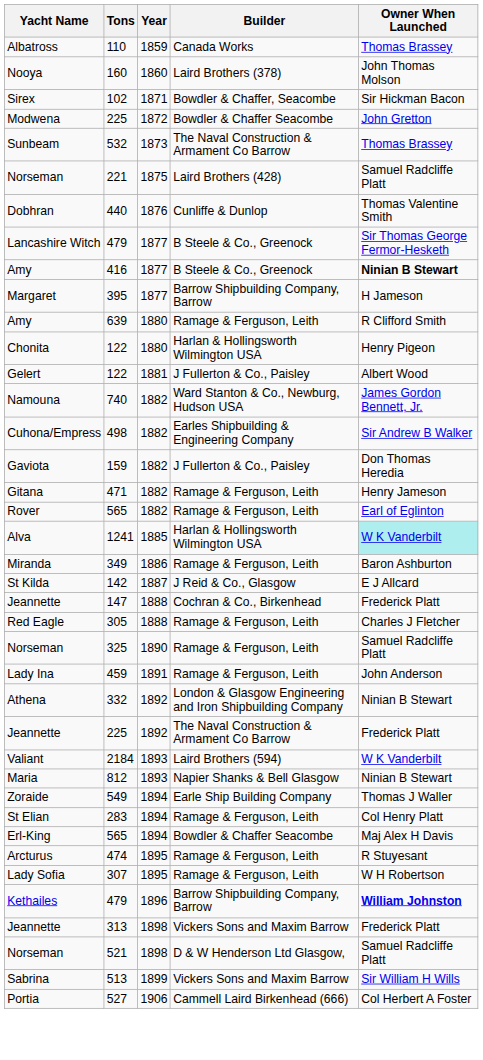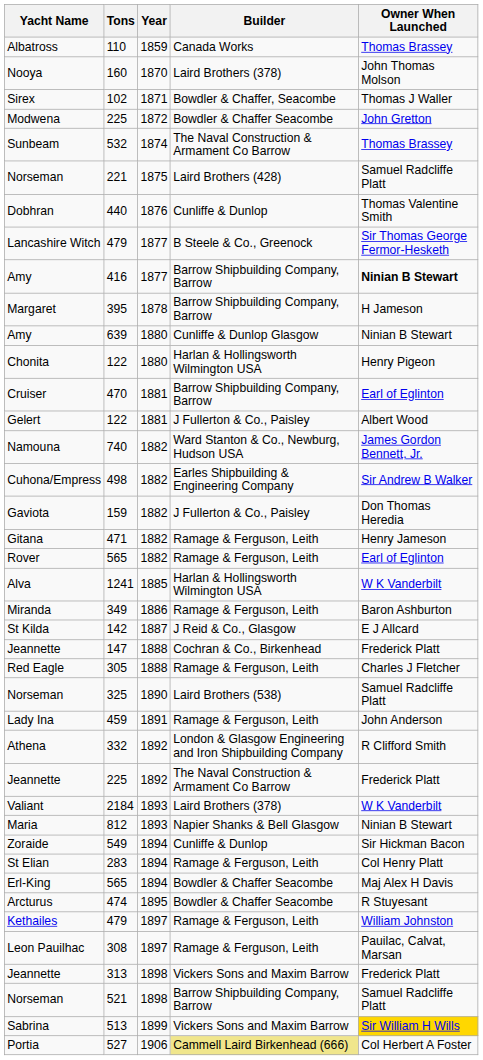(154, 73) 1860 -> (154, 73) 1870
(413, 99) Sir Hickman Bacon -> (407, 99) Thomas J Waller
(154, 144) 1873 -> (154, 144) 1874
(243, 269) B Steele & Co., Greenock -> (256, 276) Barrow Shipbuilding Company, Barrow
(154, 295) 1877 -> (154, 309) 1878
(246, 322) Ramage & Ferguson, Leith -> (246, 335) Cunliffe & Dunlop Glasgow
(404, 322) R Clifford Smith -> (406, 335) Ninian B Stewart
+ row: (27, 394)
(401, 537) paleturquoise background -> (401, 584) no background
(246, 647) Ramage & Ferguson, Leith -> (227, 694) Laird Brothers (538)
(406, 700) Ninian B Stewart -> (404, 746) R Clifford Smith
(227, 759) Laird Brothers (594) -> (227, 805) Laird Brothers (378)
(252, 797) Earle Ship Building Company -> (220, 844) Cunliffe & Dunlop
(407, 797) Thomas J Waller -> (413, 844) Sir Hickman Bacon
(246, 855) Ramage & Ferguson, Leith -> (253, 902) Bowdler & Chaffer Seacombe
- row: (36, 875)
(154, 901) 1896 -> (154, 921) 1897
(256, 901) Barrow Shipbuilding Company, Barrow -> (246, 921) Ramage & Ferguson, Leith
(411, 901) bold -> (407, 921) normal
+ row: (46, 947)
(259, 953) D & W Henderson Ltd Glasgow, -> (256, 1000) Barrow Shipbuilding Company, Barrow
(411, 979) no background -> (411, 1026) gold background
(261, 998) no background -> (261, 1045) khaki background
